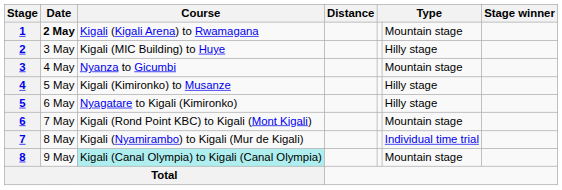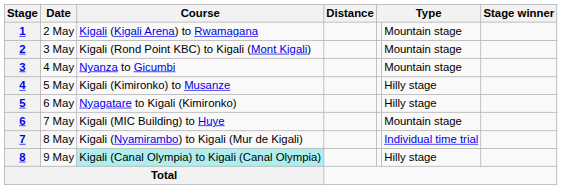(59, 31) bold -> (59, 31) normal
(153, 49) Kigali (MIC Building) to Huye -> (195, 49) Kigali (Rond Point KBC) to Kigali (Mont Kigali)
(411, 49) Hilly stage -> (423, 49) Mountain stage
(196, 121) Kigali (Rond Point KBC) to Kigali (Mont Kigali) -> (152, 121) Kigali (MIC Building) to Huye
(424, 157) Mountain stage -> (410, 157) Hilly stage
